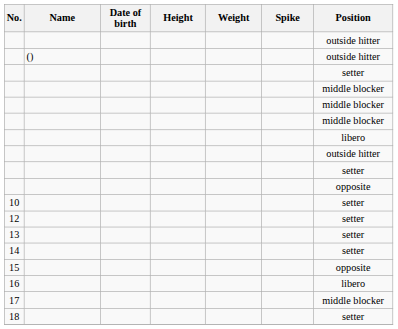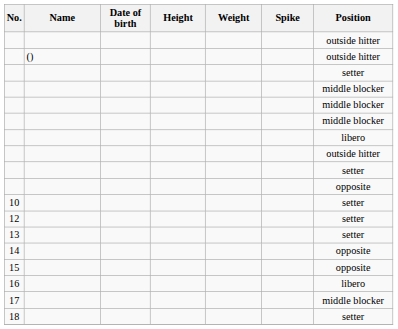(353, 251) setter -> (353, 251) opposite
